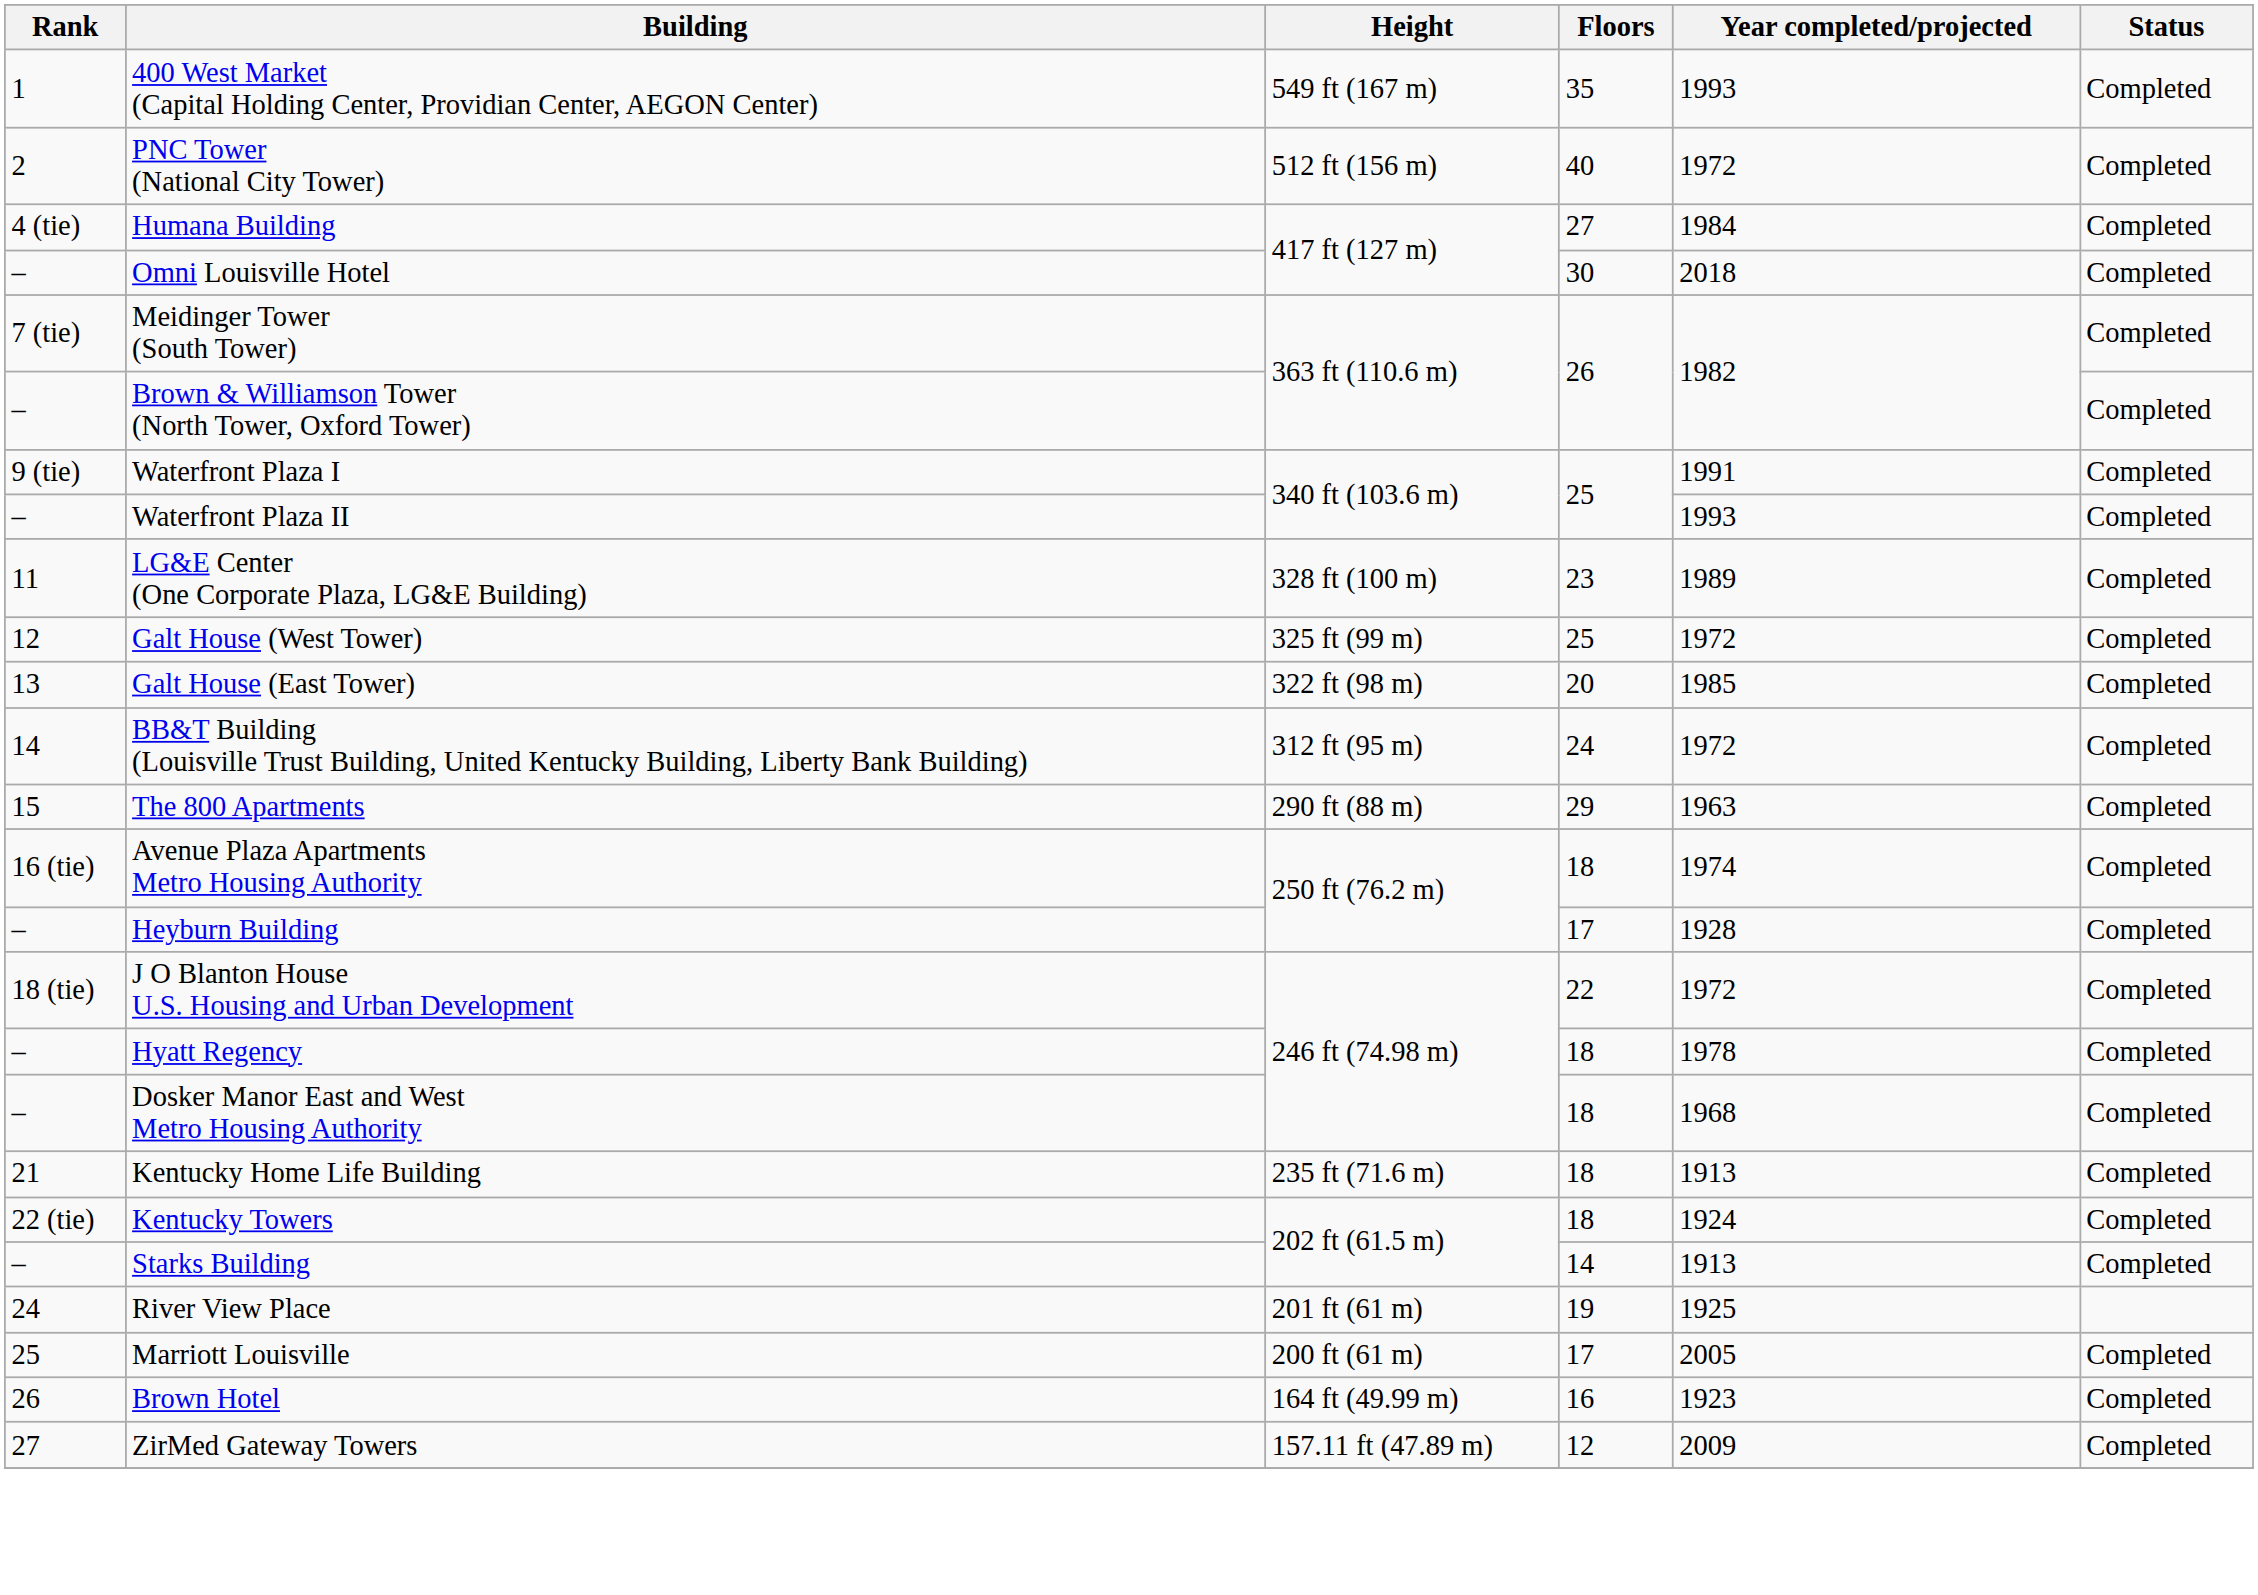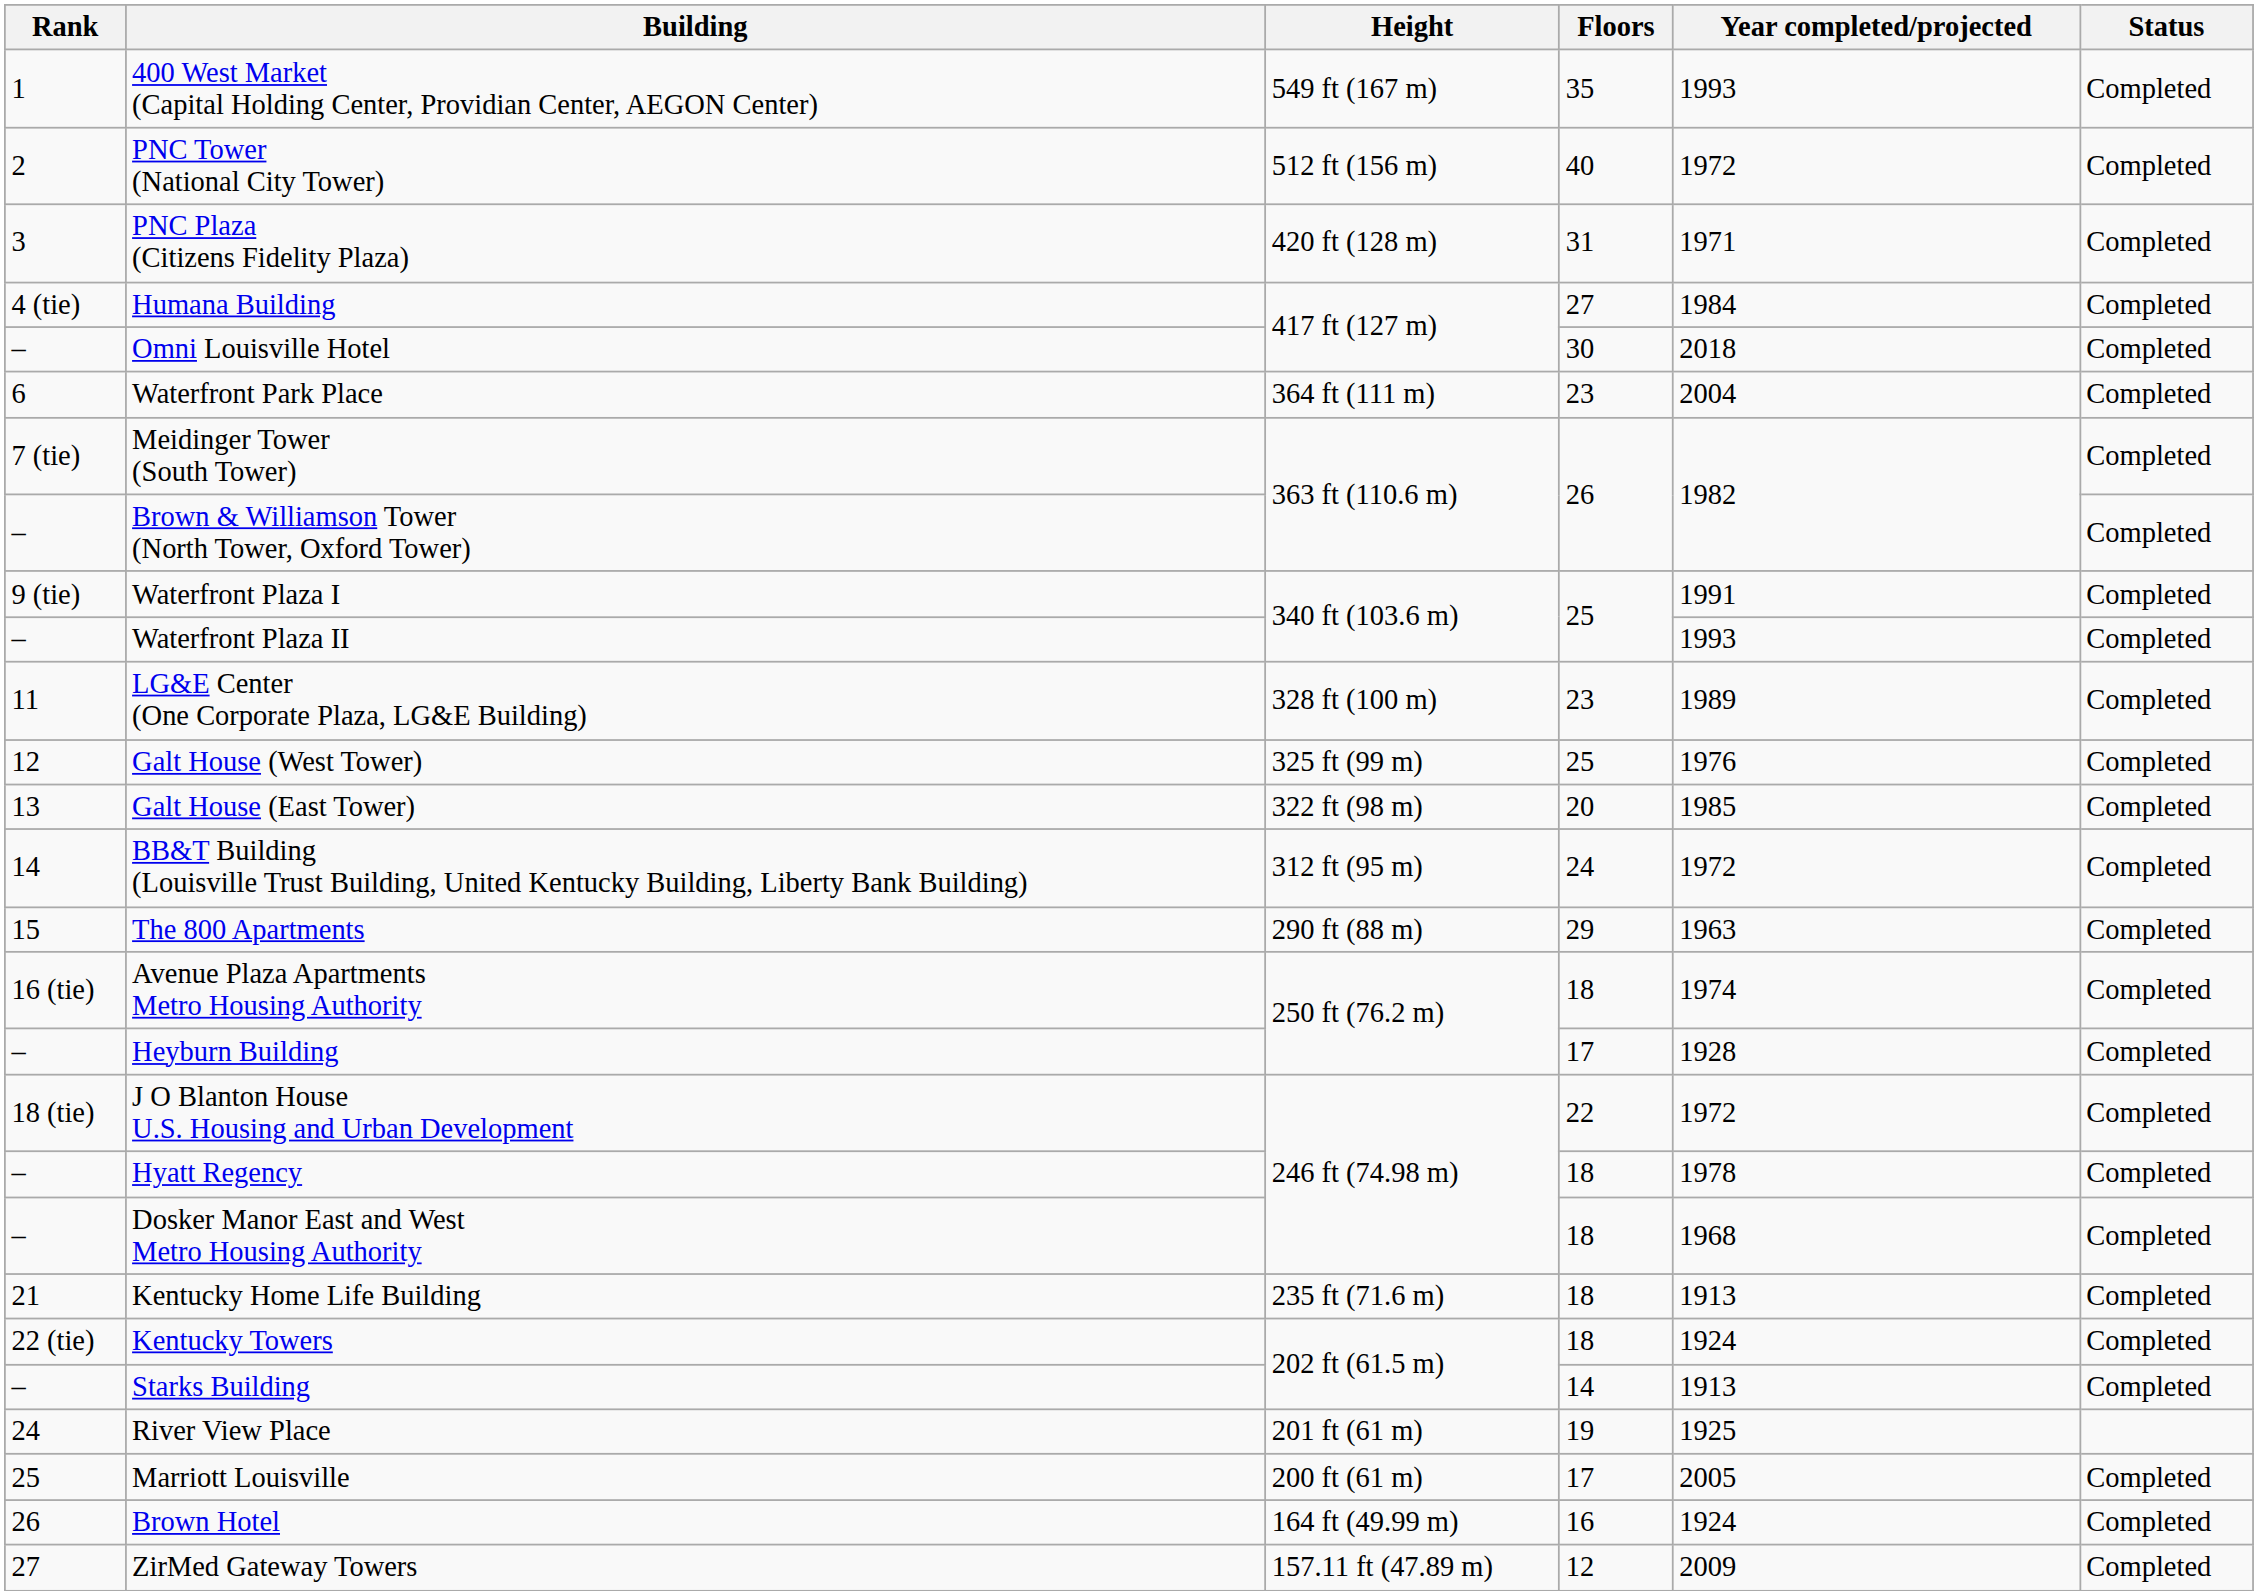+ row: (270, 242)
+ row: (257, 394)
(1708, 638) 1972 -> (1708, 761) 1976
(1708, 1399) 1923 -> (1708, 1521) 1924
